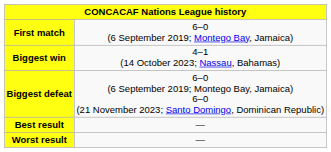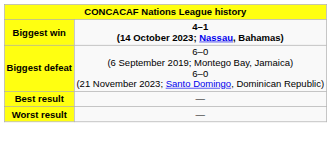- row: (39, 33)
(200, 58) normal -> (200, 33) bold
